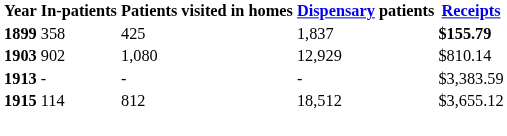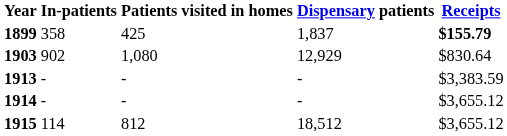(465, 56) $810.14 -> (465, 56) $830.64
+ row: (20, 100)
